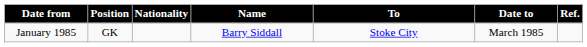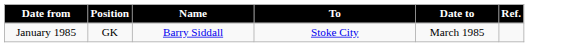- column: (161, 14)
